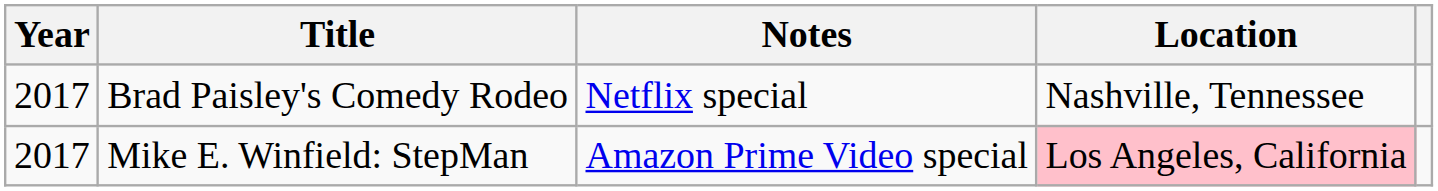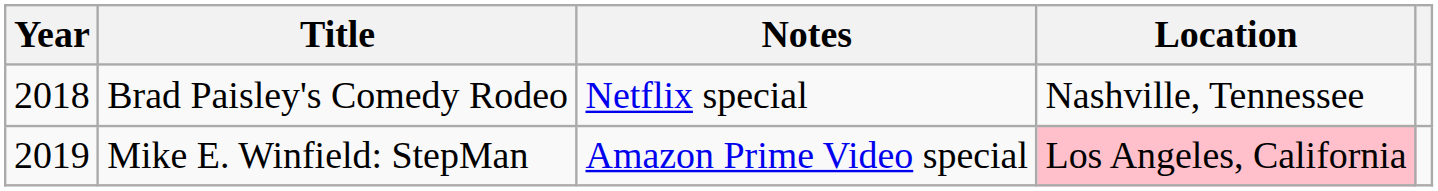(52, 94) 2017 -> (52, 94) 2018
(52, 154) 2017 -> (52, 154) 2019
